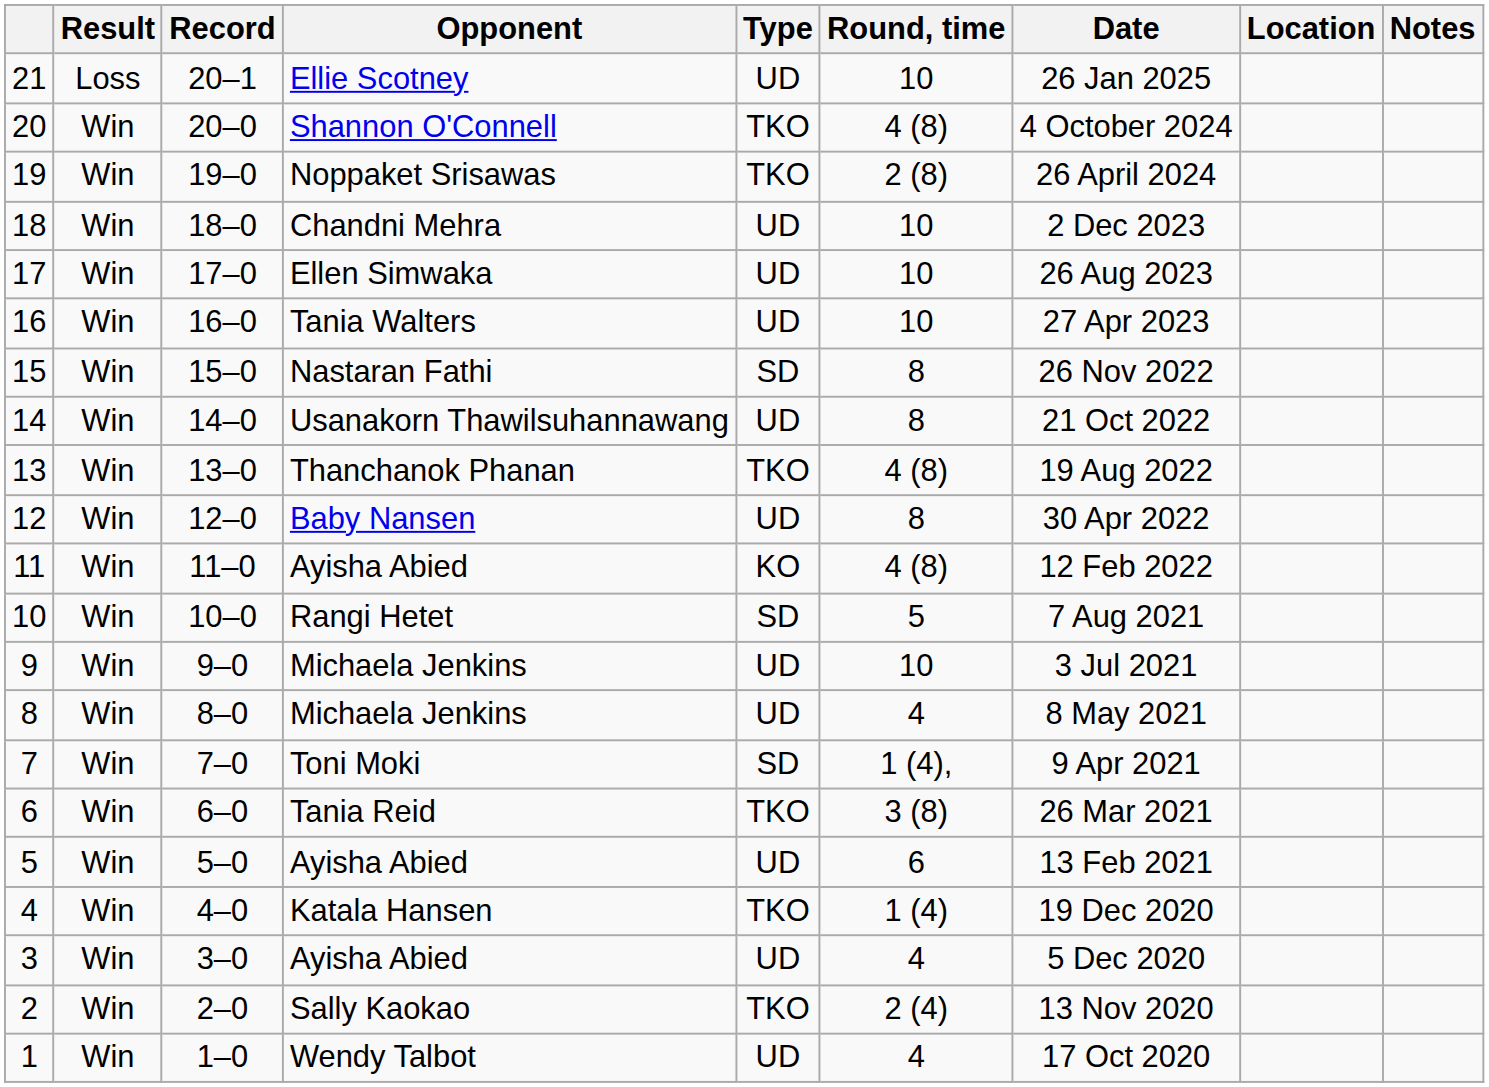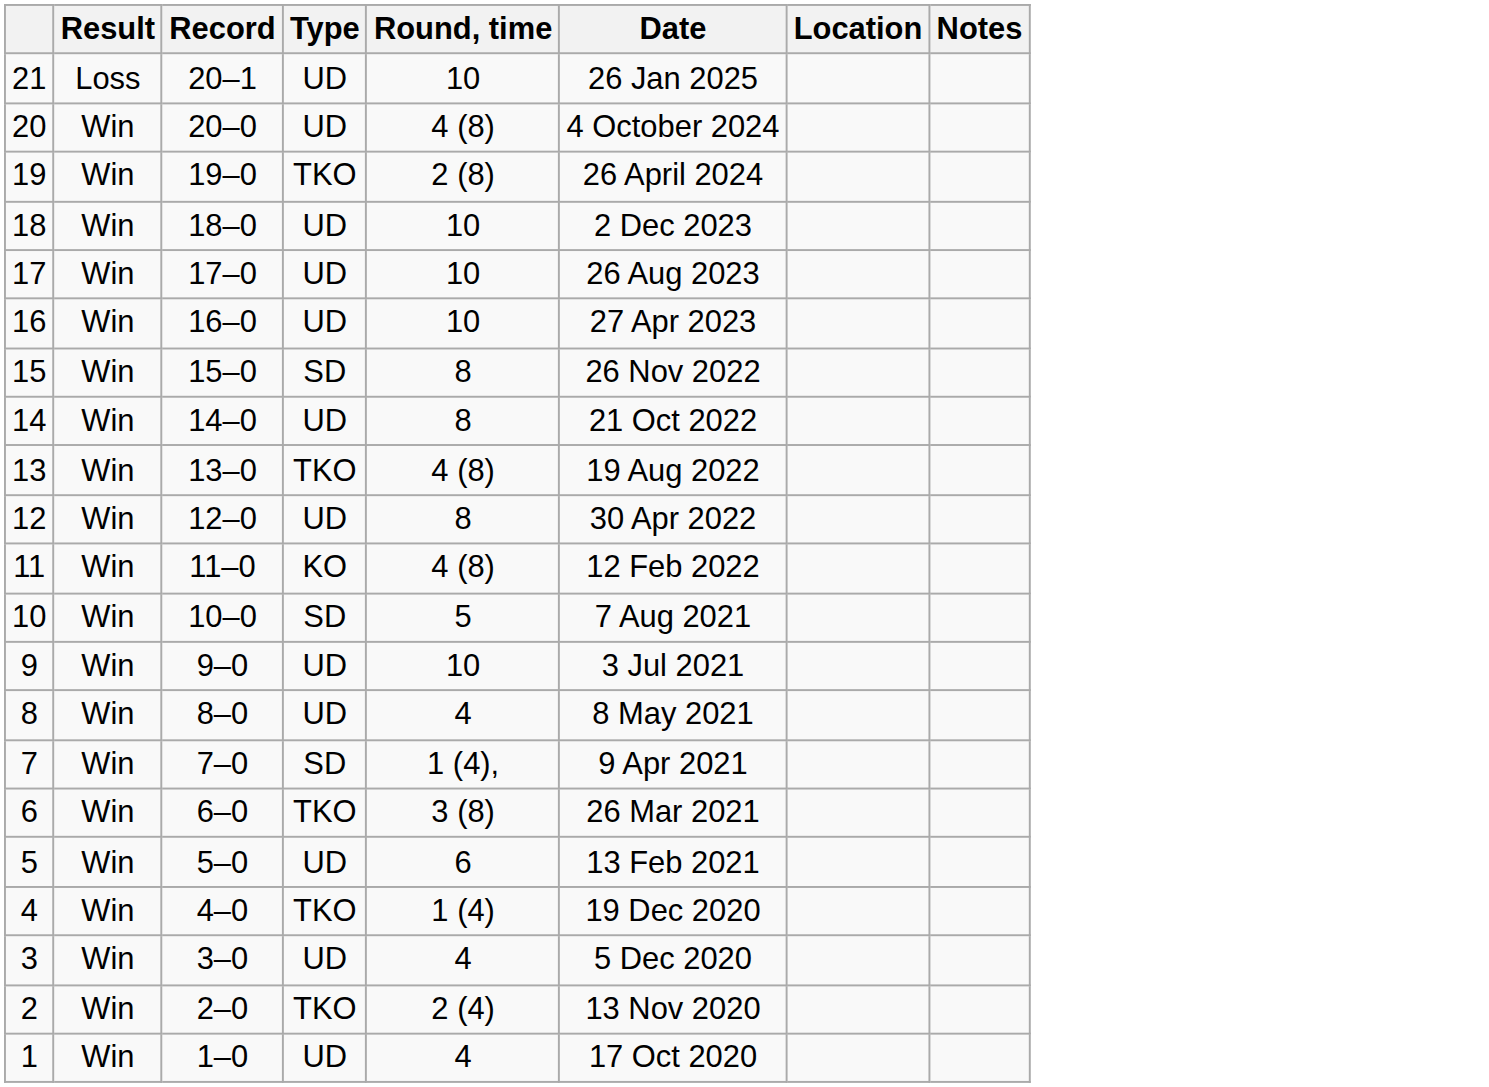- column: (509, 28)
(778, 126) TKO -> (325, 126) UD
